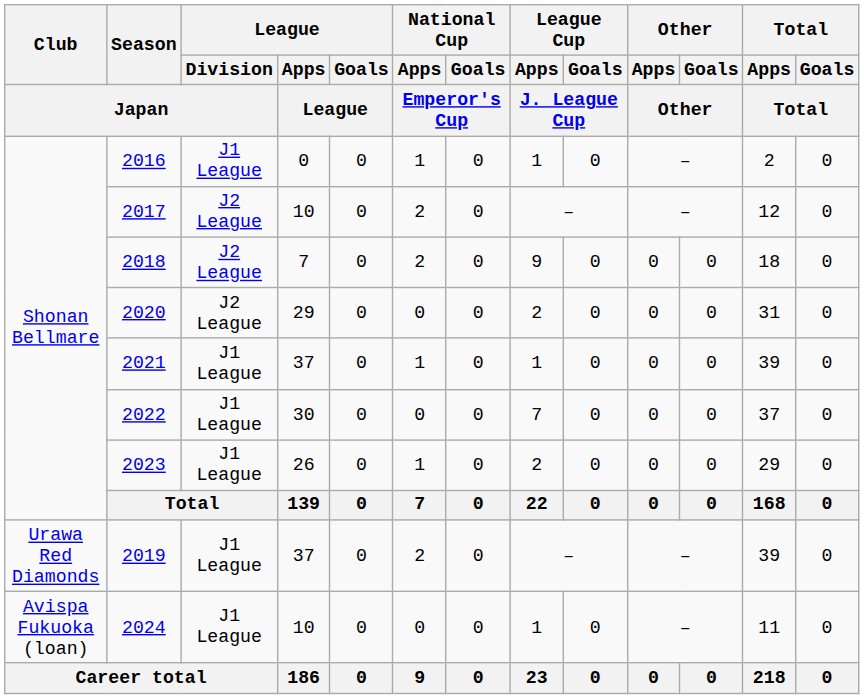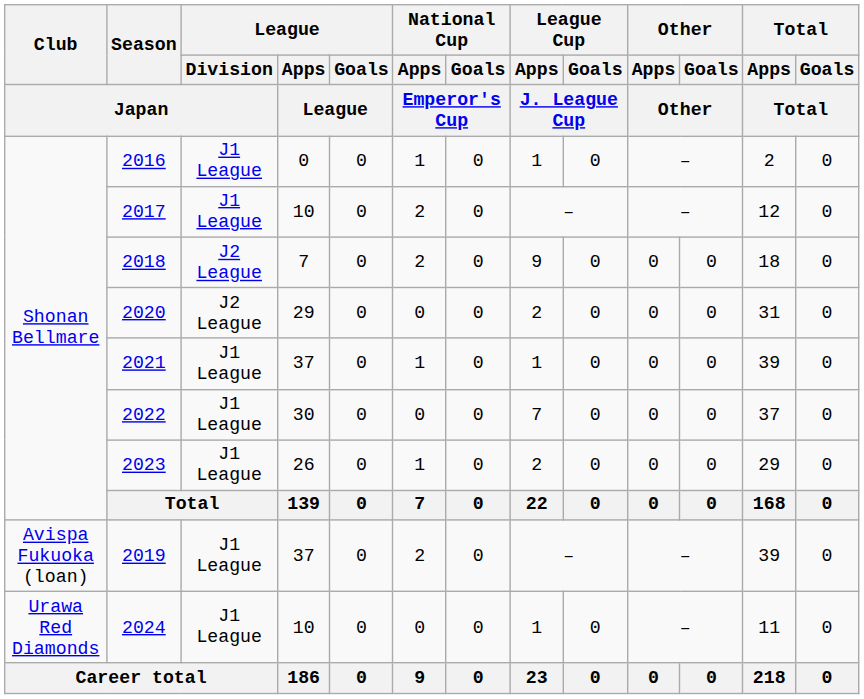(229, 212) J2 League -> (229, 212) J1 League
(56, 556) Urawa Red Diamonds -> (56, 556) Avispa Fukuoka (loan)
(56, 627) Avispa Fukuoka (loan) -> (56, 627) Urawa Red Diamonds
